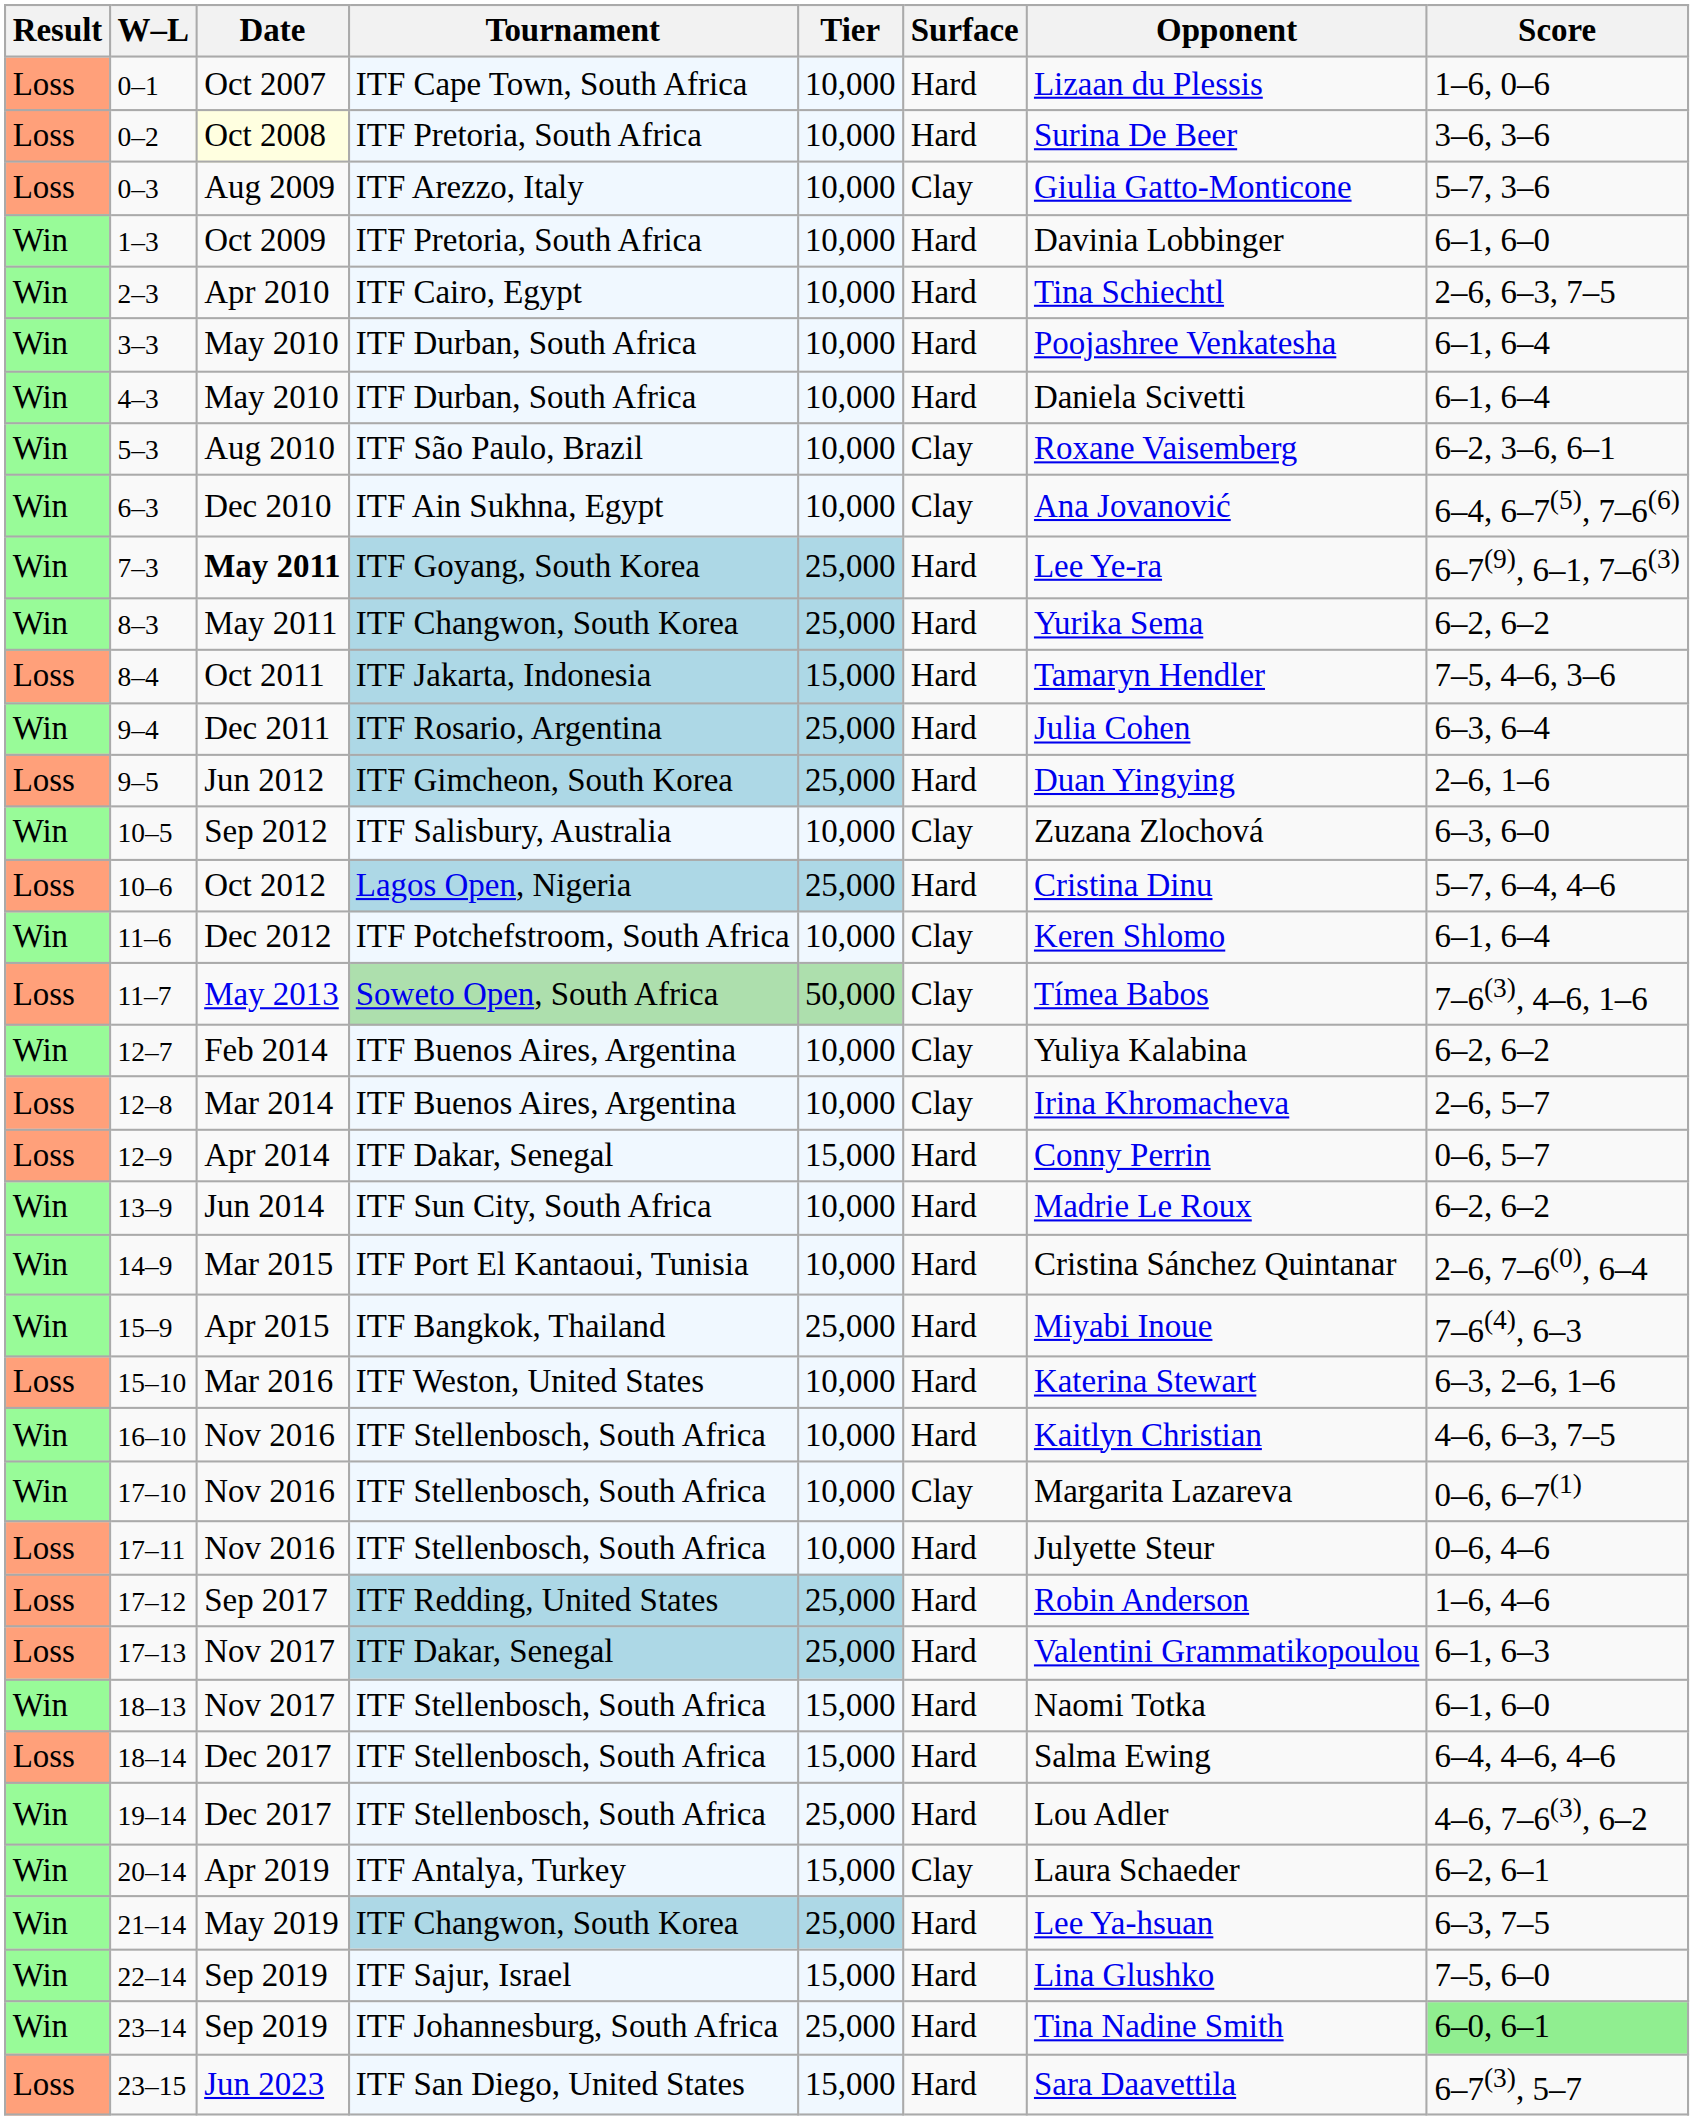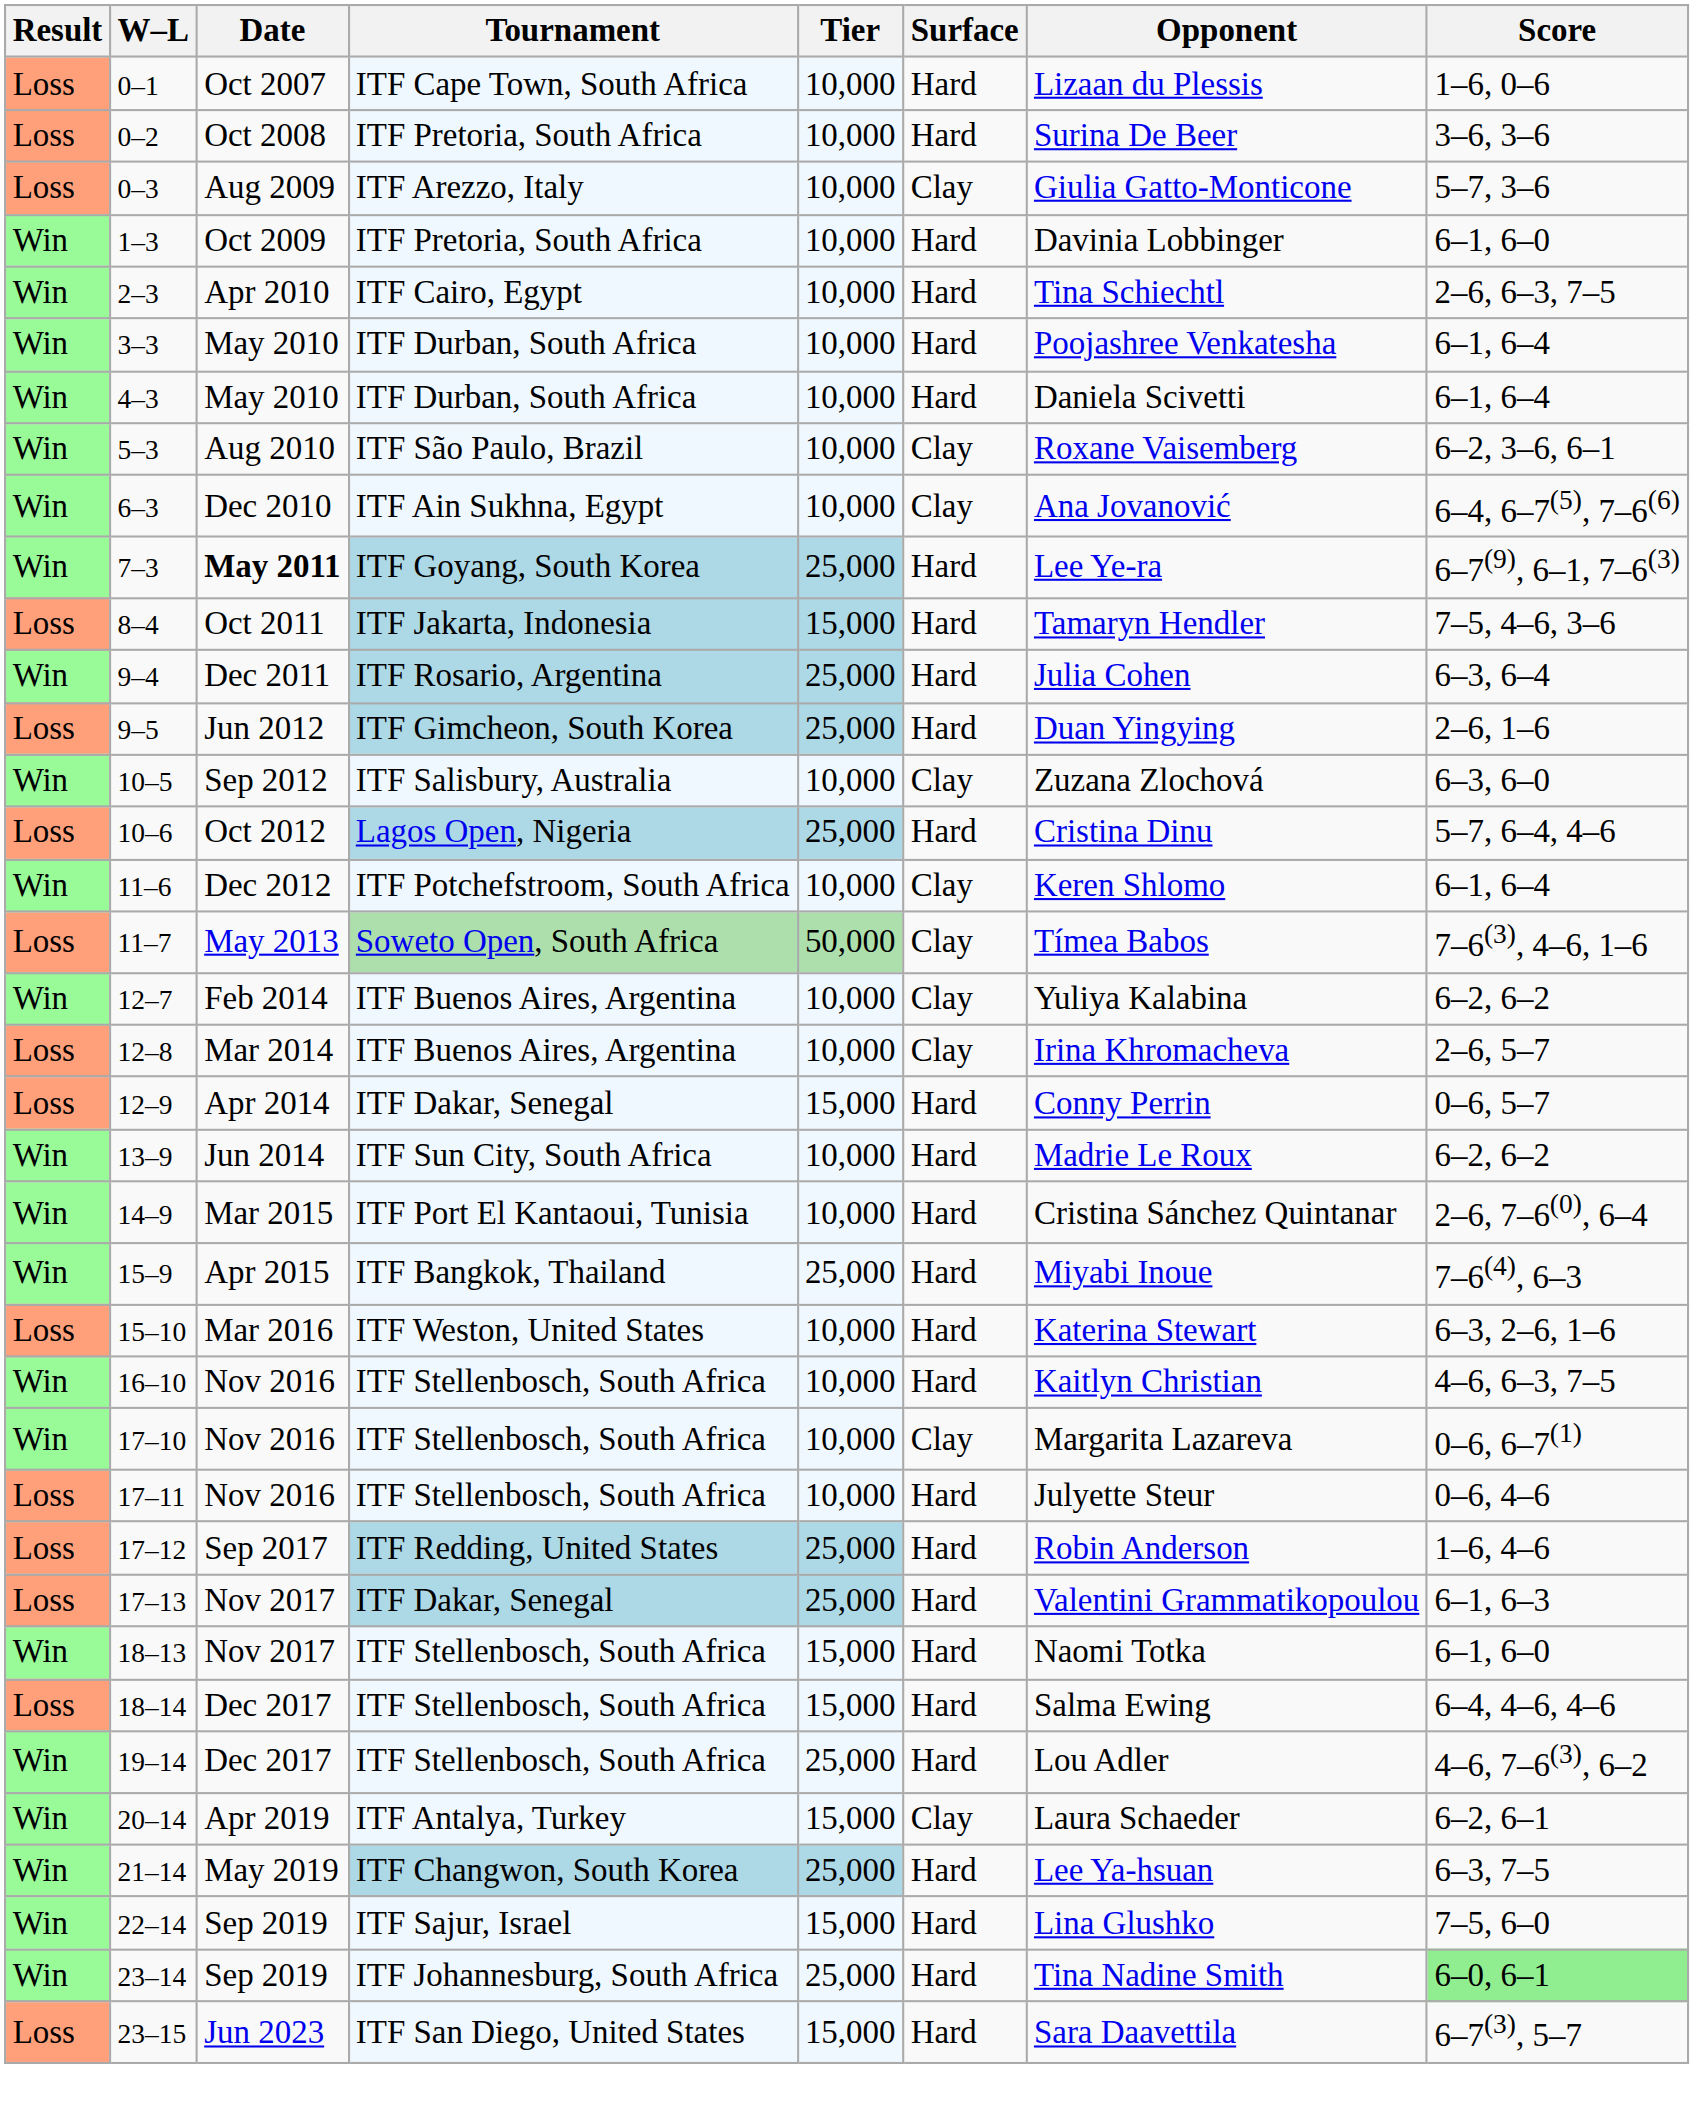(265, 135) lightyellow background -> (265, 135) no background
- row: (138, 625)
